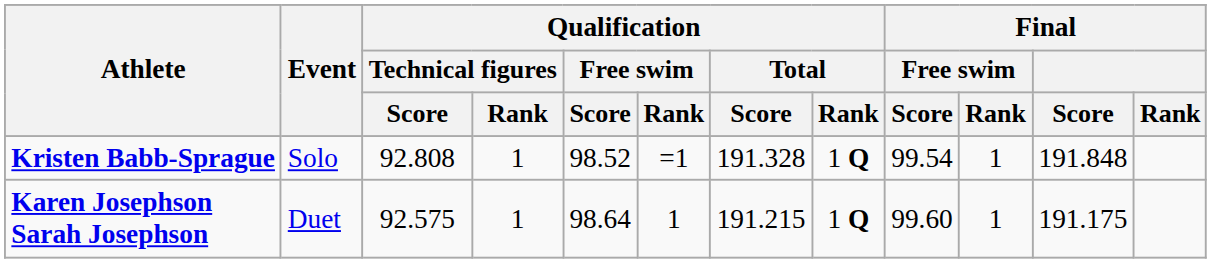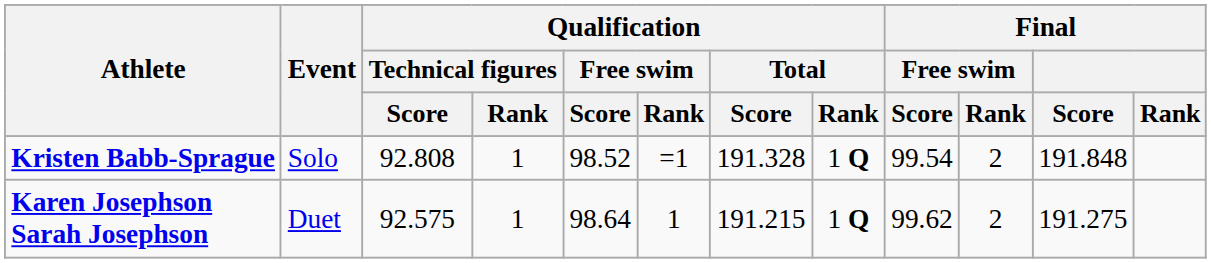(996, 157) 1 -> (996, 157) 2
(922, 219) 99.60 -> (922, 219) 99.62
(996, 219) 1 -> (996, 219) 2
(1083, 219) 191.175 -> (1083, 219) 191.275
